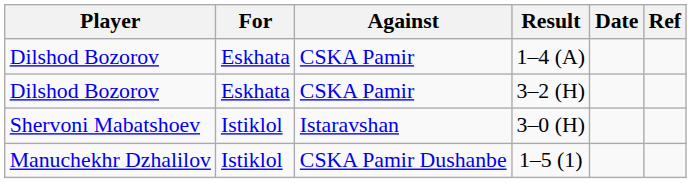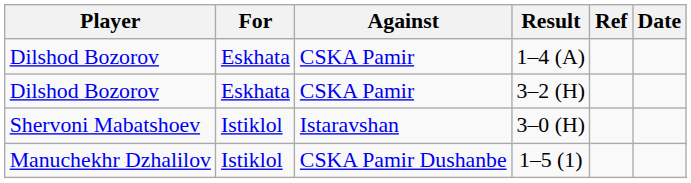columns swapped: (617, 21) <-> (665, 21)
